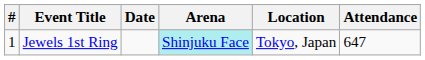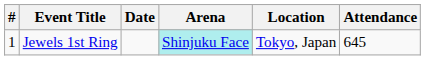(355, 42) 647 -> (355, 42) 645
